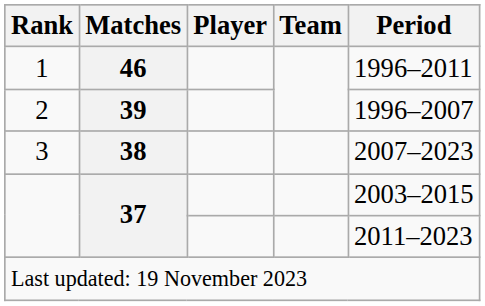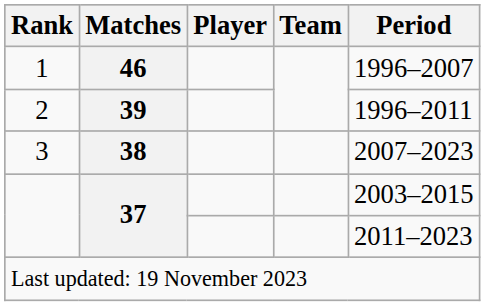(413, 67) 1996–2011 -> (414, 67) 1996–2007
(414, 109) 1996–2007 -> (413, 109) 1996–2011
